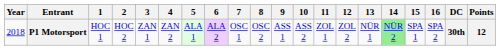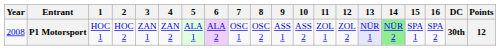(16, 32) 2018 -> (16, 32) 2008
(370, 32) no background -> (370, 32) lavender background
